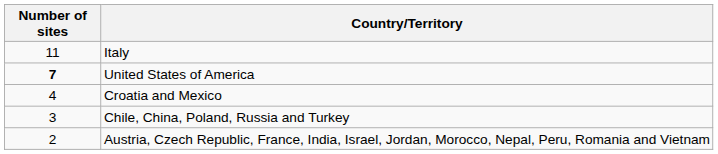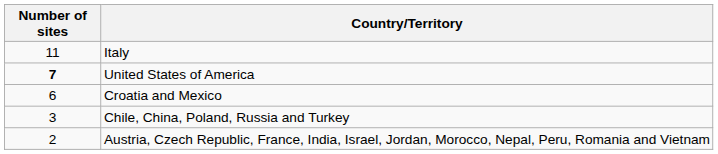(53, 96) 4 -> (53, 96) 6
